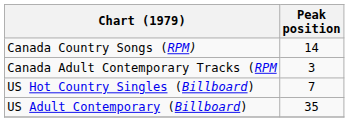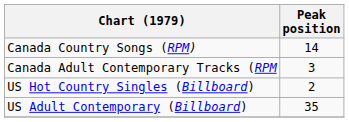(312, 87) 7 -> (312, 87) 2
